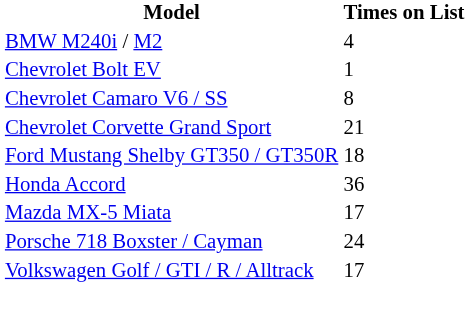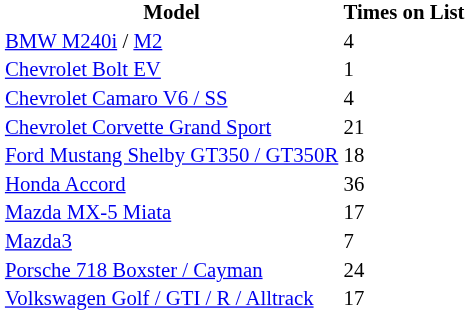(349, 98) 8 -> (349, 98) 4
+ row: (38, 241)
